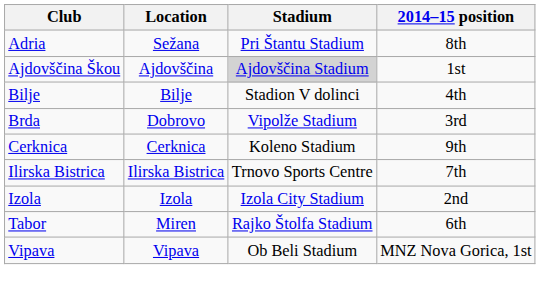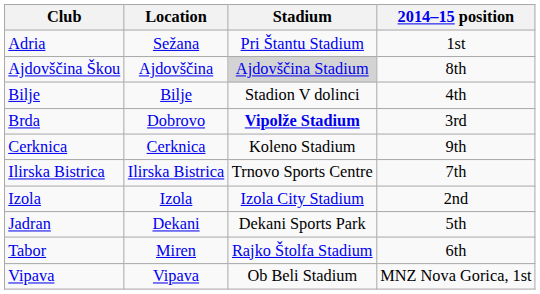(456, 43) 8th -> (456, 43) 1st
(456, 69) 1st -> (456, 69) 8th
(302, 120) normal -> (302, 120) bold
+ row: (30, 224)
